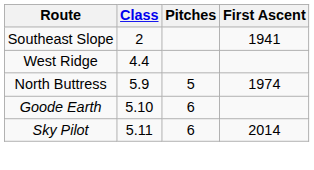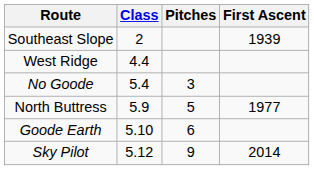(264, 38) 1941 -> (264, 38) 1939
+ row: (61, 84)
(264, 84) 1974 -> (264, 107) 1977
(139, 130) 5.11 -> (139, 152) 5.12
(191, 130) 6 -> (191, 152) 9
